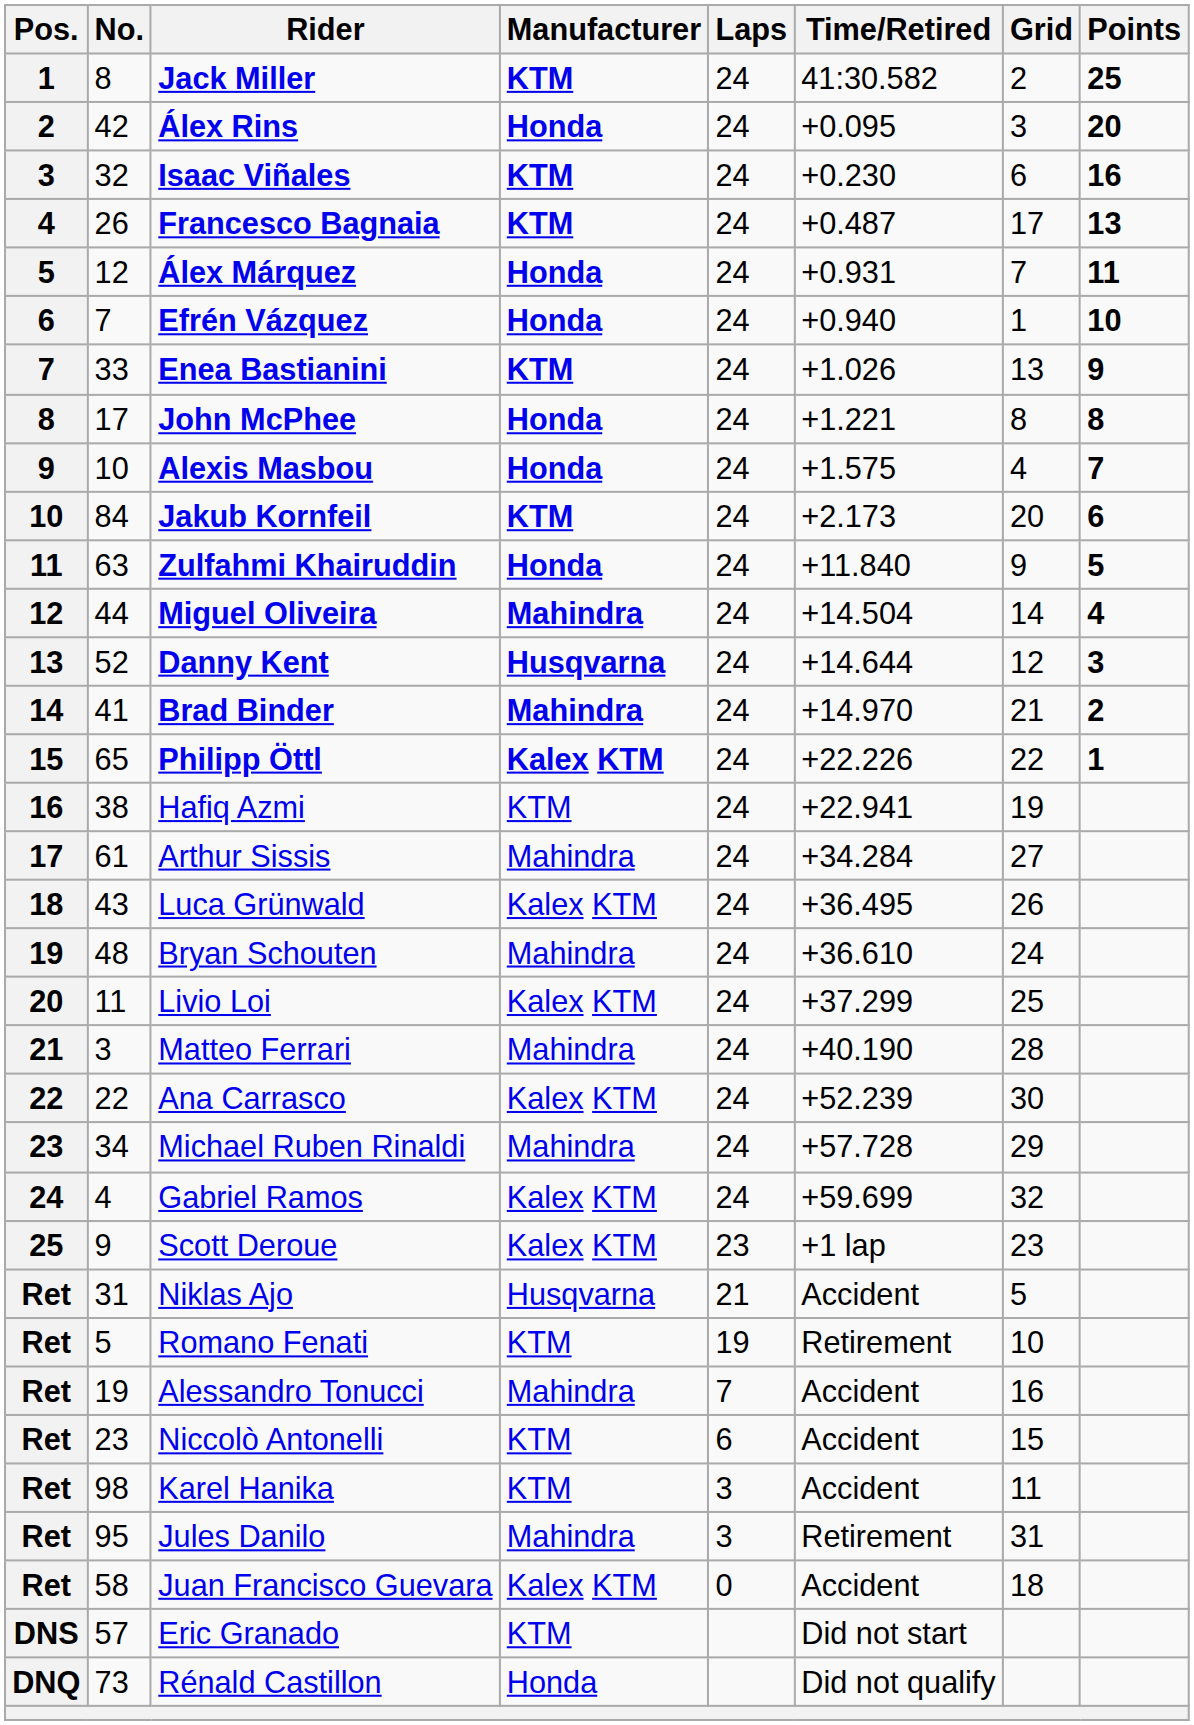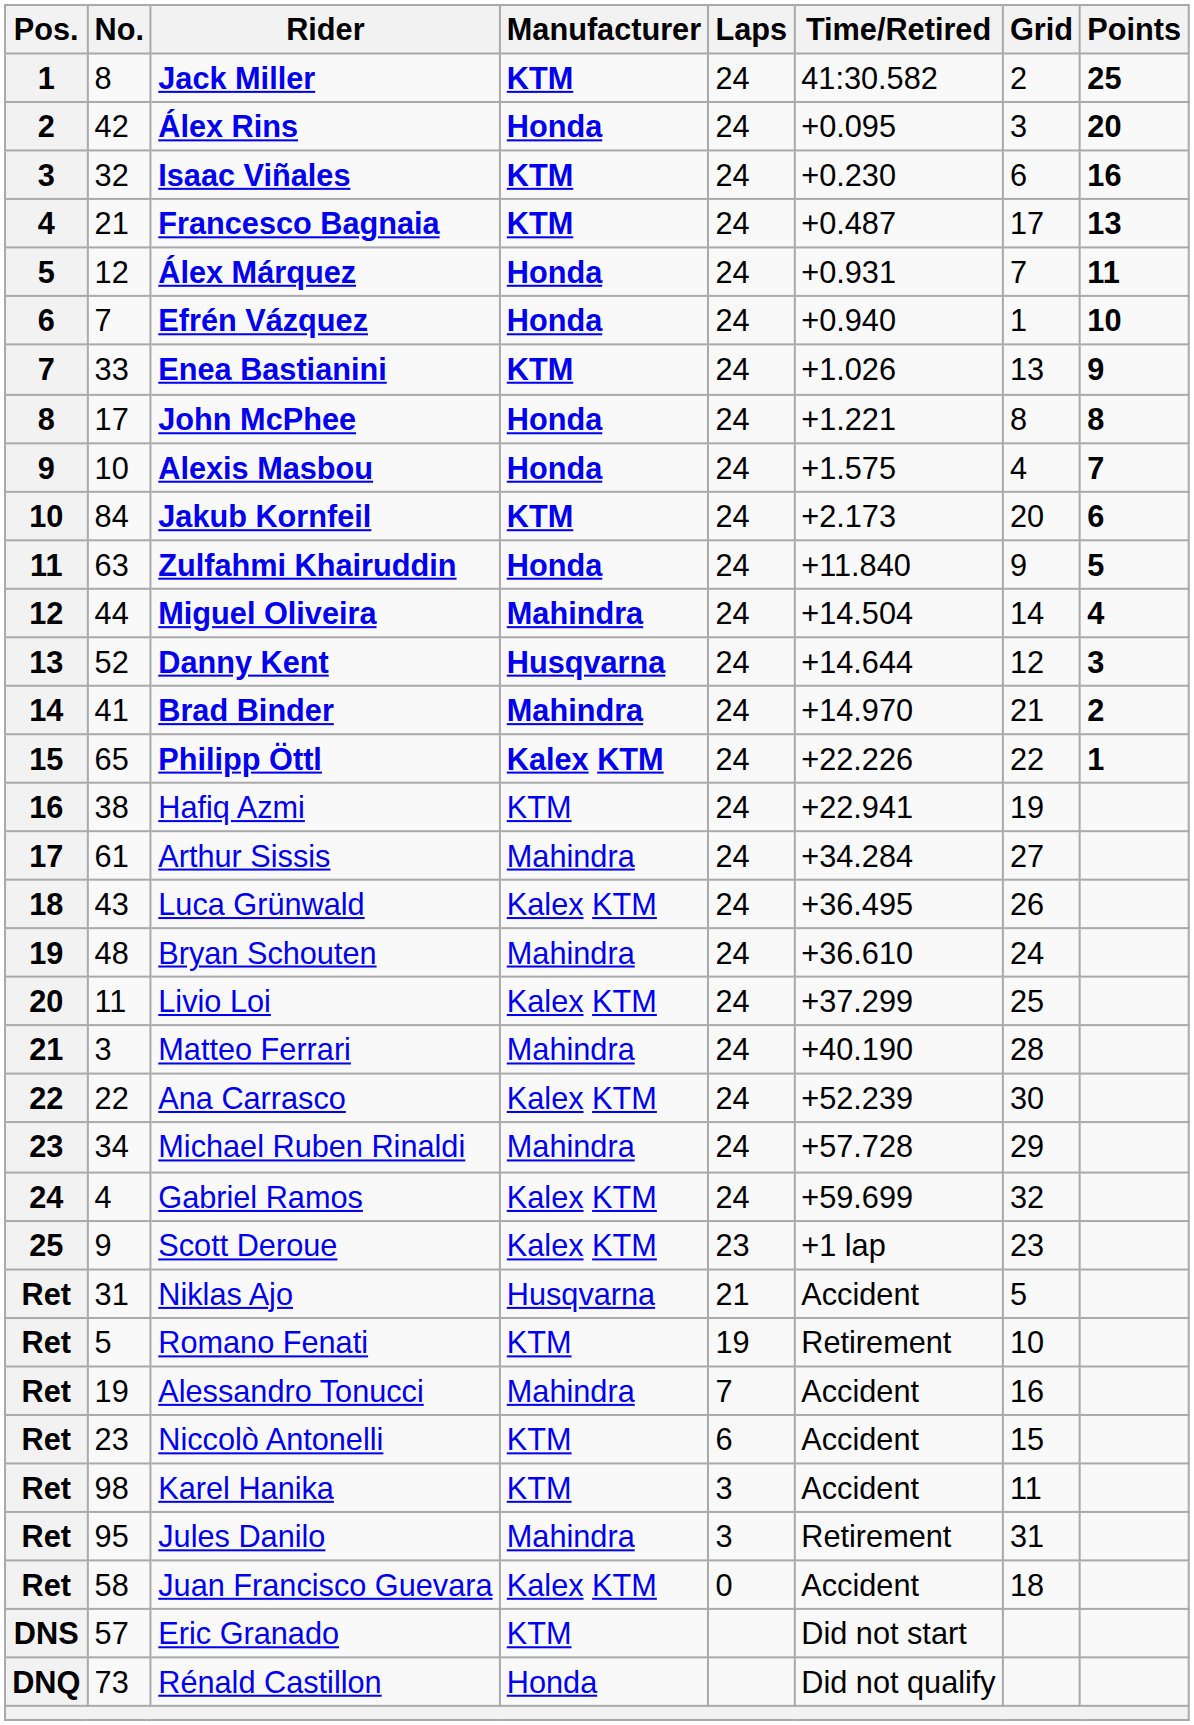(112, 224) 26 -> (112, 224) 21
